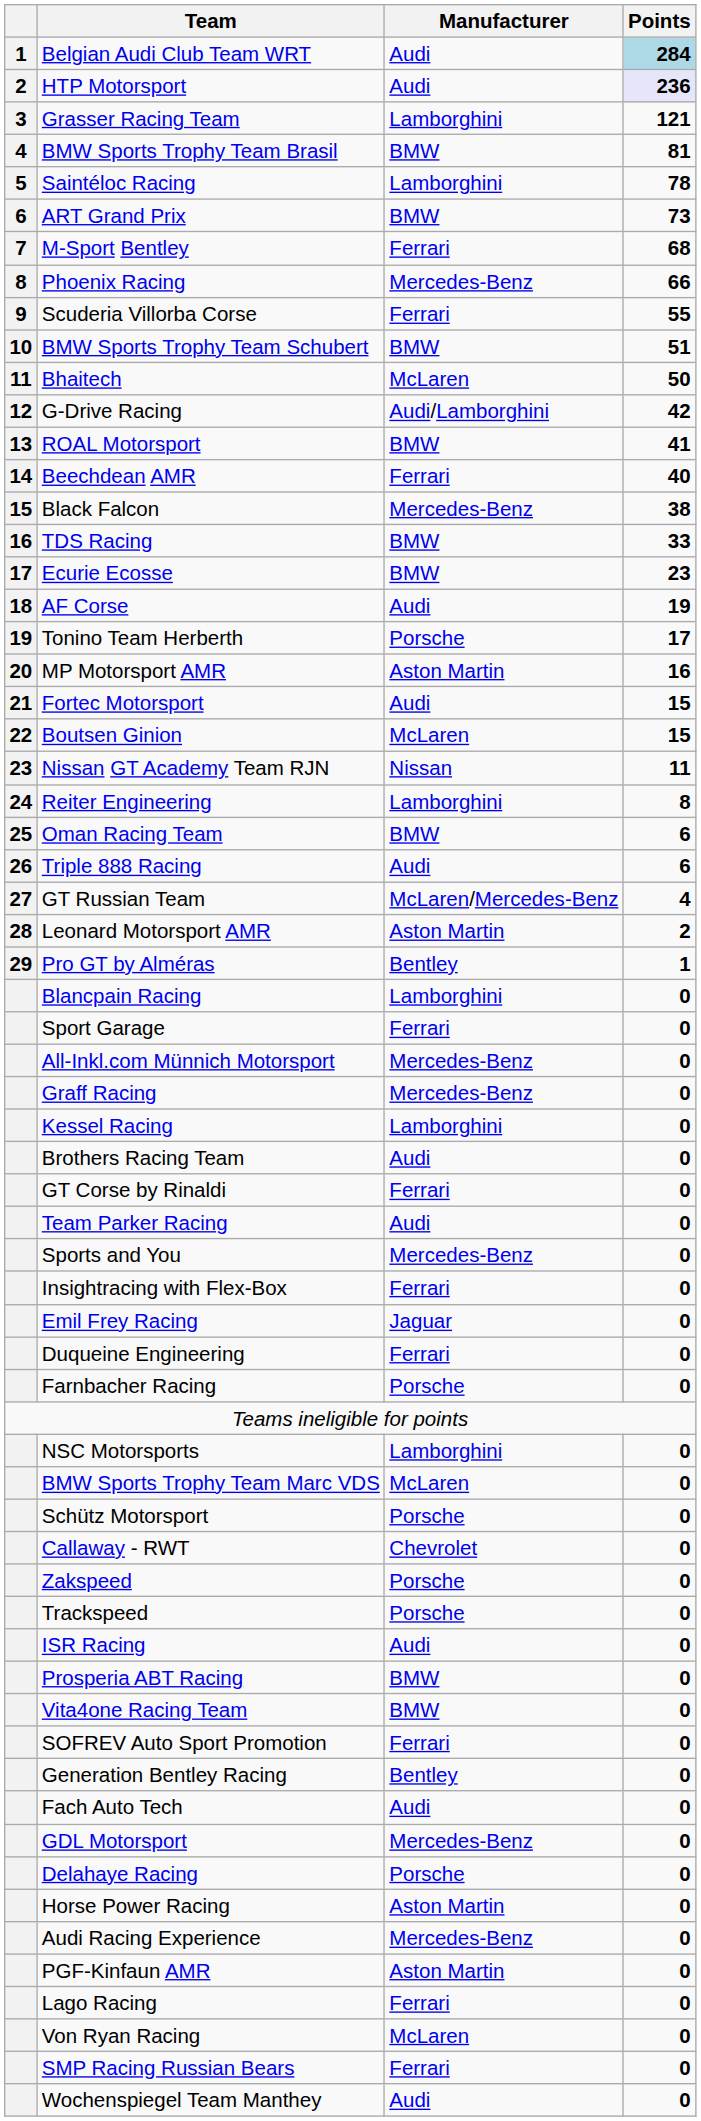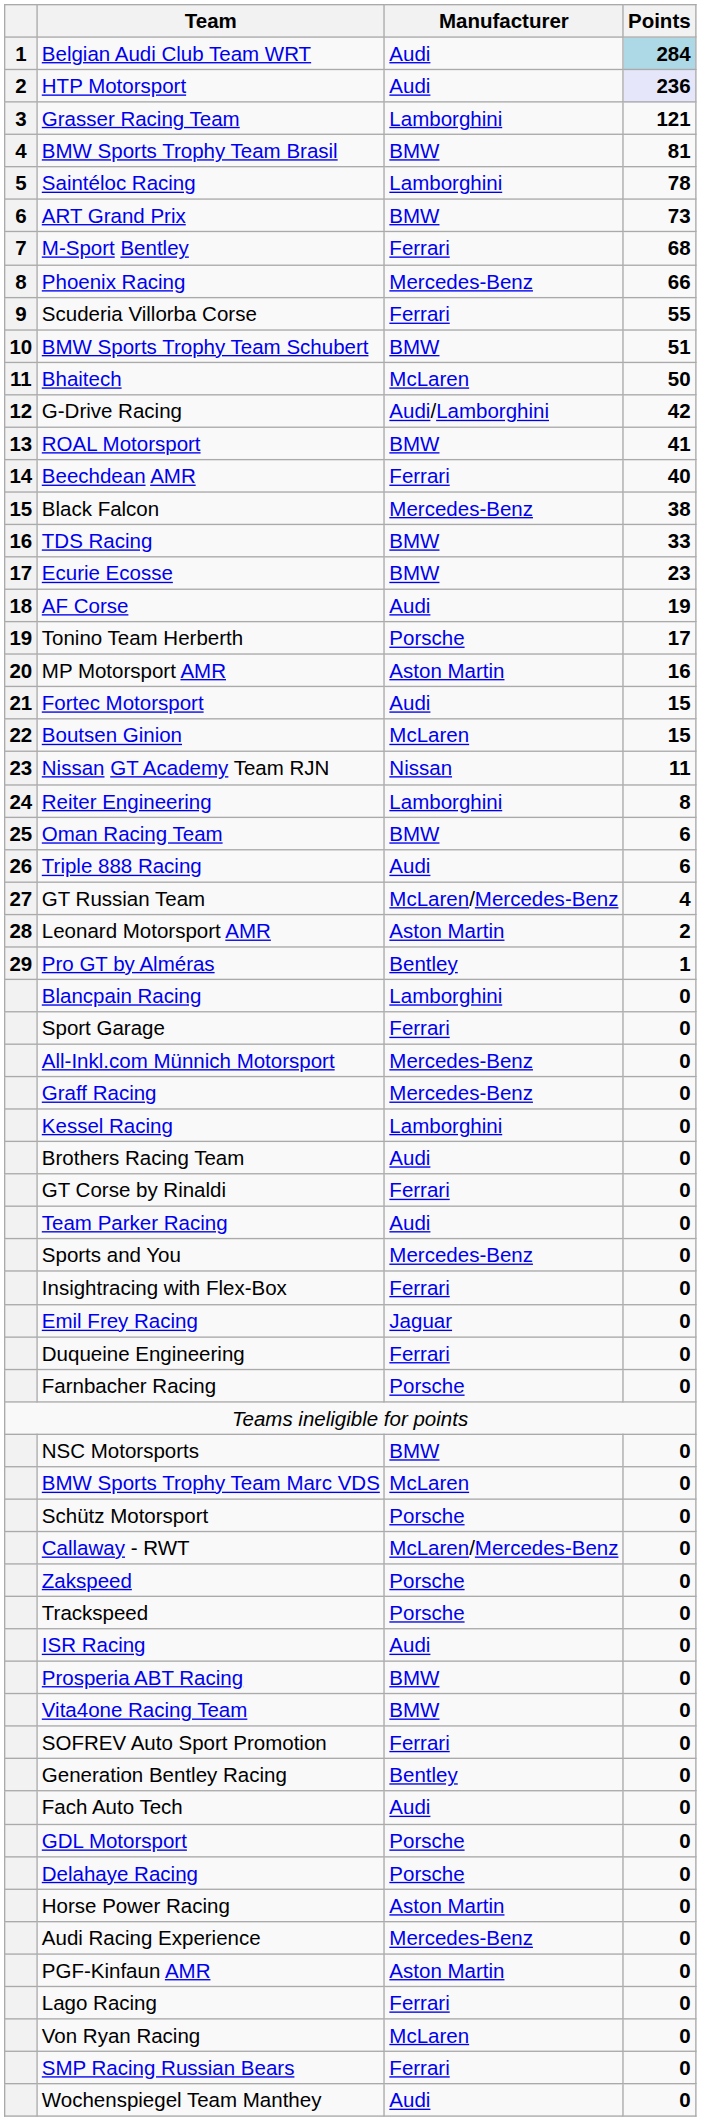(446, 1450) Lamborghini -> (414, 1450) BMW
(433, 1548) Chevrolet -> (504, 1548) McLaren/Mercedes-Benz
(461, 1840) Mercedes-Benz -> (427, 1840) Porsche
